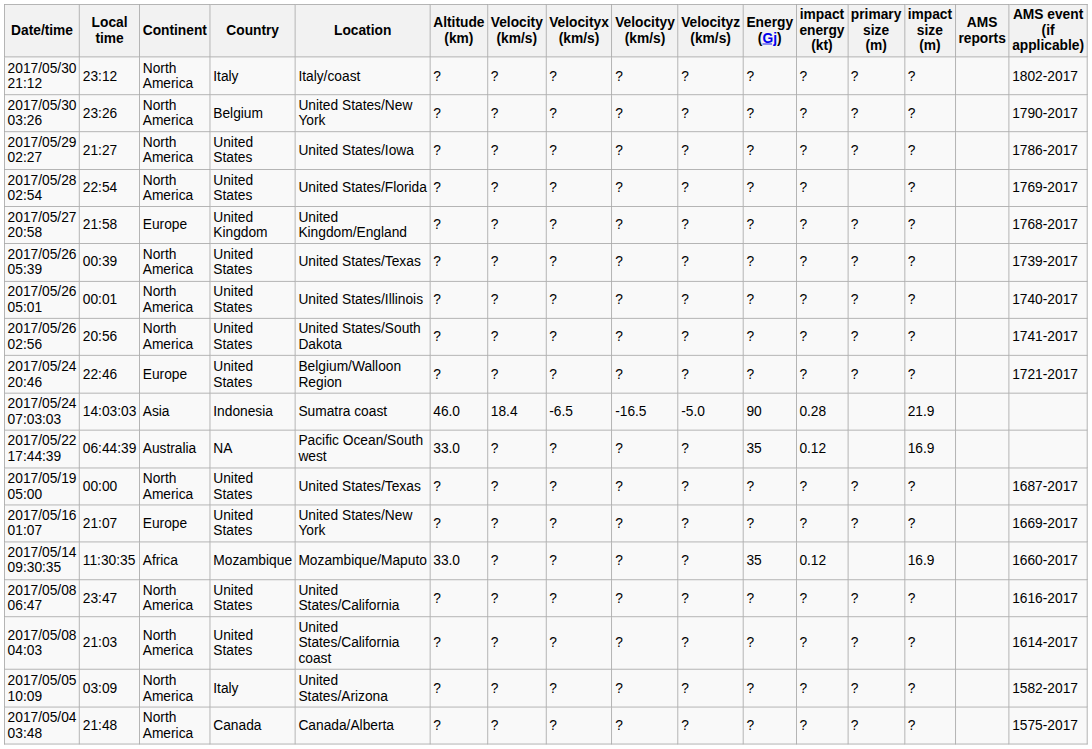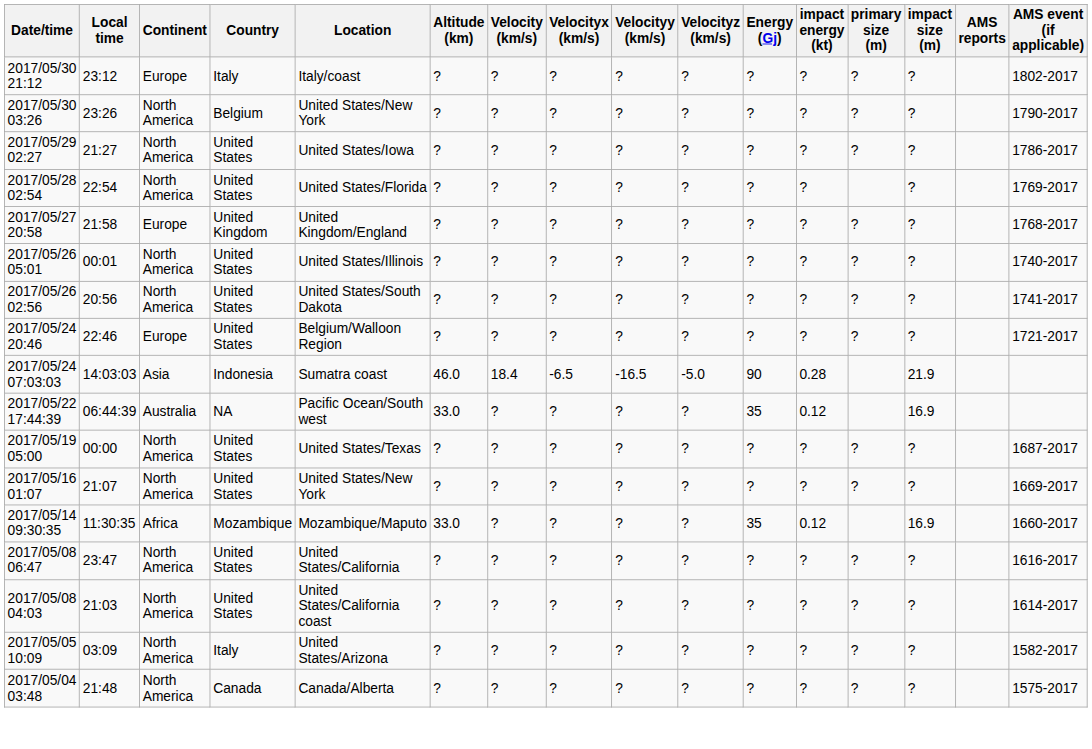(168, 75) North America -> (165, 75) Europe
- row: (42, 262)
(165, 523) Europe -> (168, 486) North America
